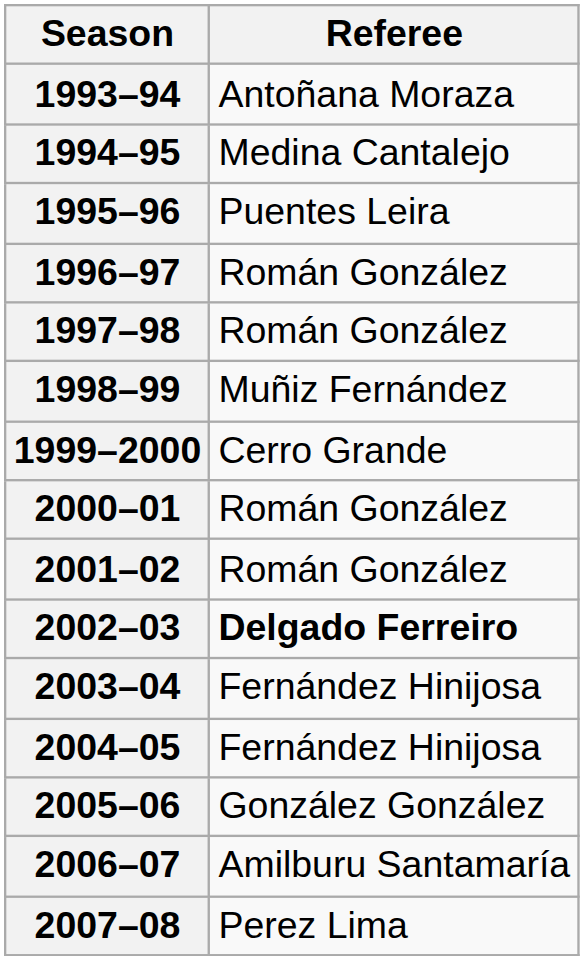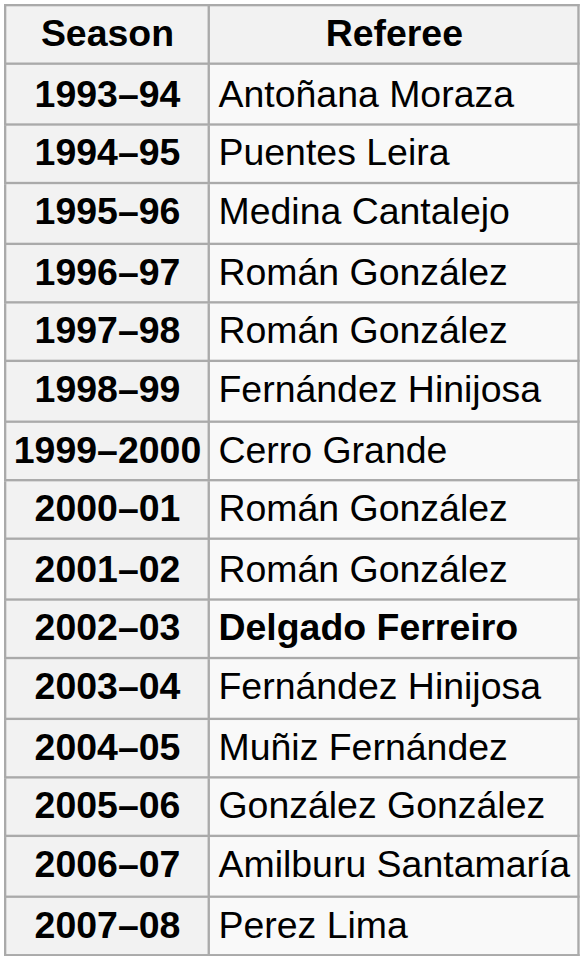(364, 152) Medina Cantalejo -> (334, 152) Puentes Leira
(334, 212) Puentes Leira -> (364, 212) Medina Cantalejo
(363, 390) Muñiz Fernández -> (380, 390) Fernández Hinijosa
(380, 746) Fernández Hinijosa -> (363, 746) Muñiz Fernández
